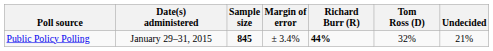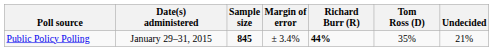(407, 38) 32% -> (407, 38) 35%
